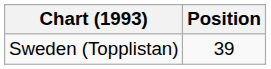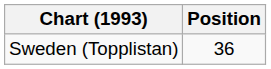(224, 49) 39 -> (224, 49) 36
